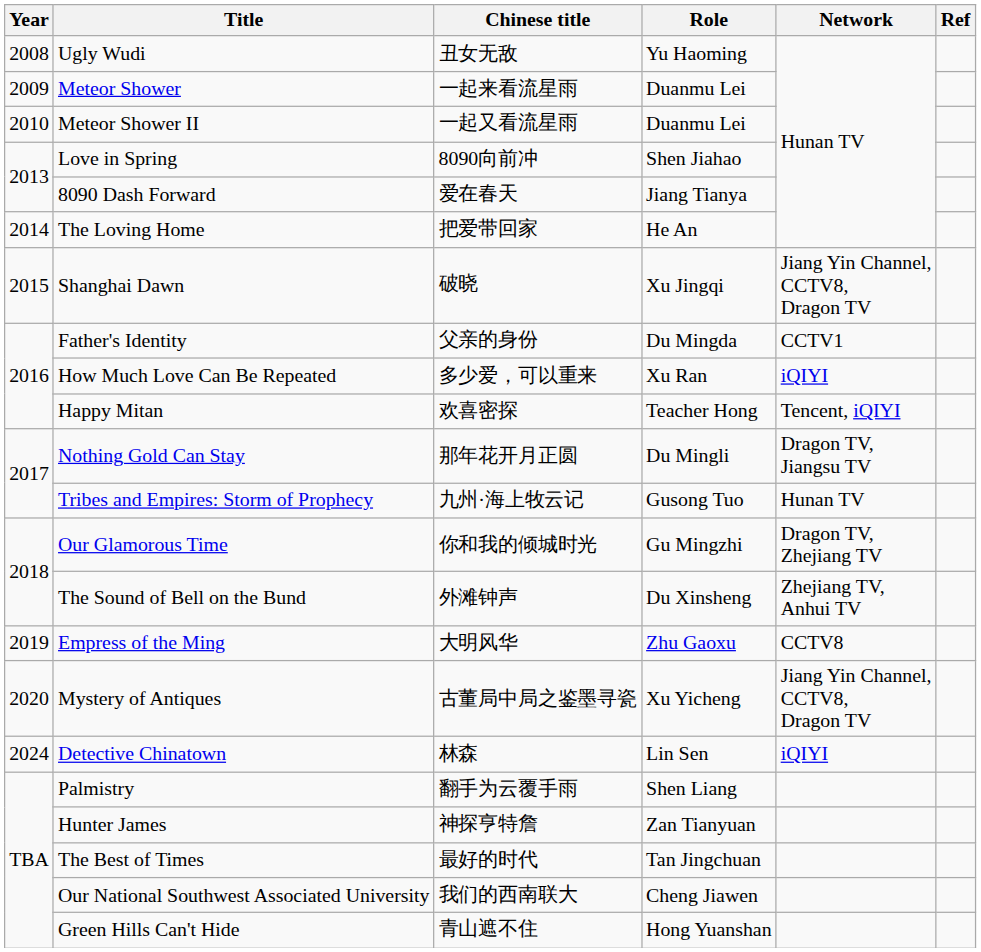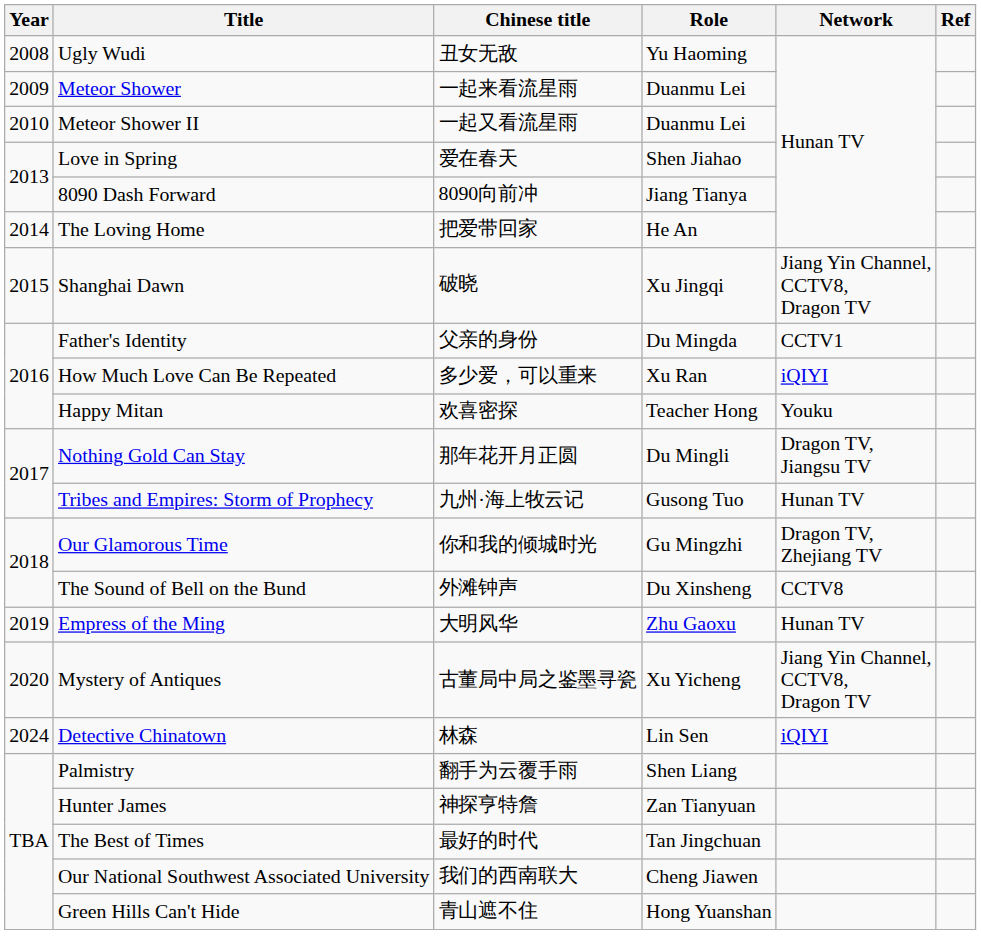(488, 158) 8090向前冲 -> (478, 158) 爱在春天
(478, 193) 爱在春天 -> (488, 193) 8090向前冲
(841, 411) Tencent, iQIYI -> (807, 411) Youku
(833, 598) Zhejiang TV, Anhui TV -> (812, 589) CCTV8
(812, 642) CCTV8 -> (823, 624) Hunan TV
